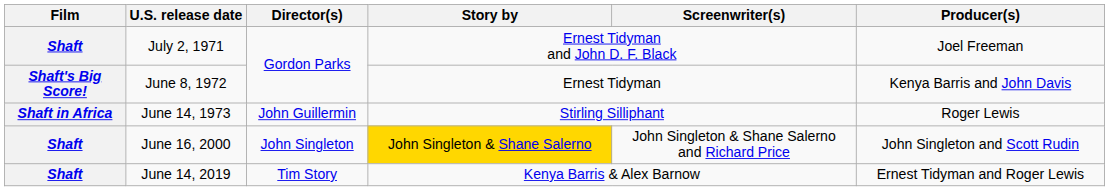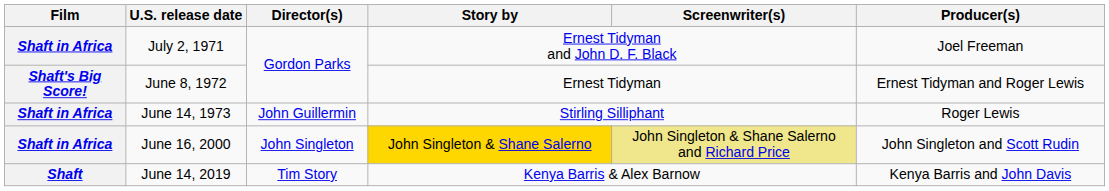(65, 45) Shaft -> (65, 45) Shaft in Africa
(980, 84) Kenya Barris and John Davis -> (980, 84) Ernest Tidyman and Roger Lewis
(65, 144) Shaft -> (65, 144) Shaft in Africa
(734, 144) no background -> (734, 144) khaki background
(980, 174) Ernest Tidyman and Roger Lewis -> (980, 174) Kenya Barris and John Davis
